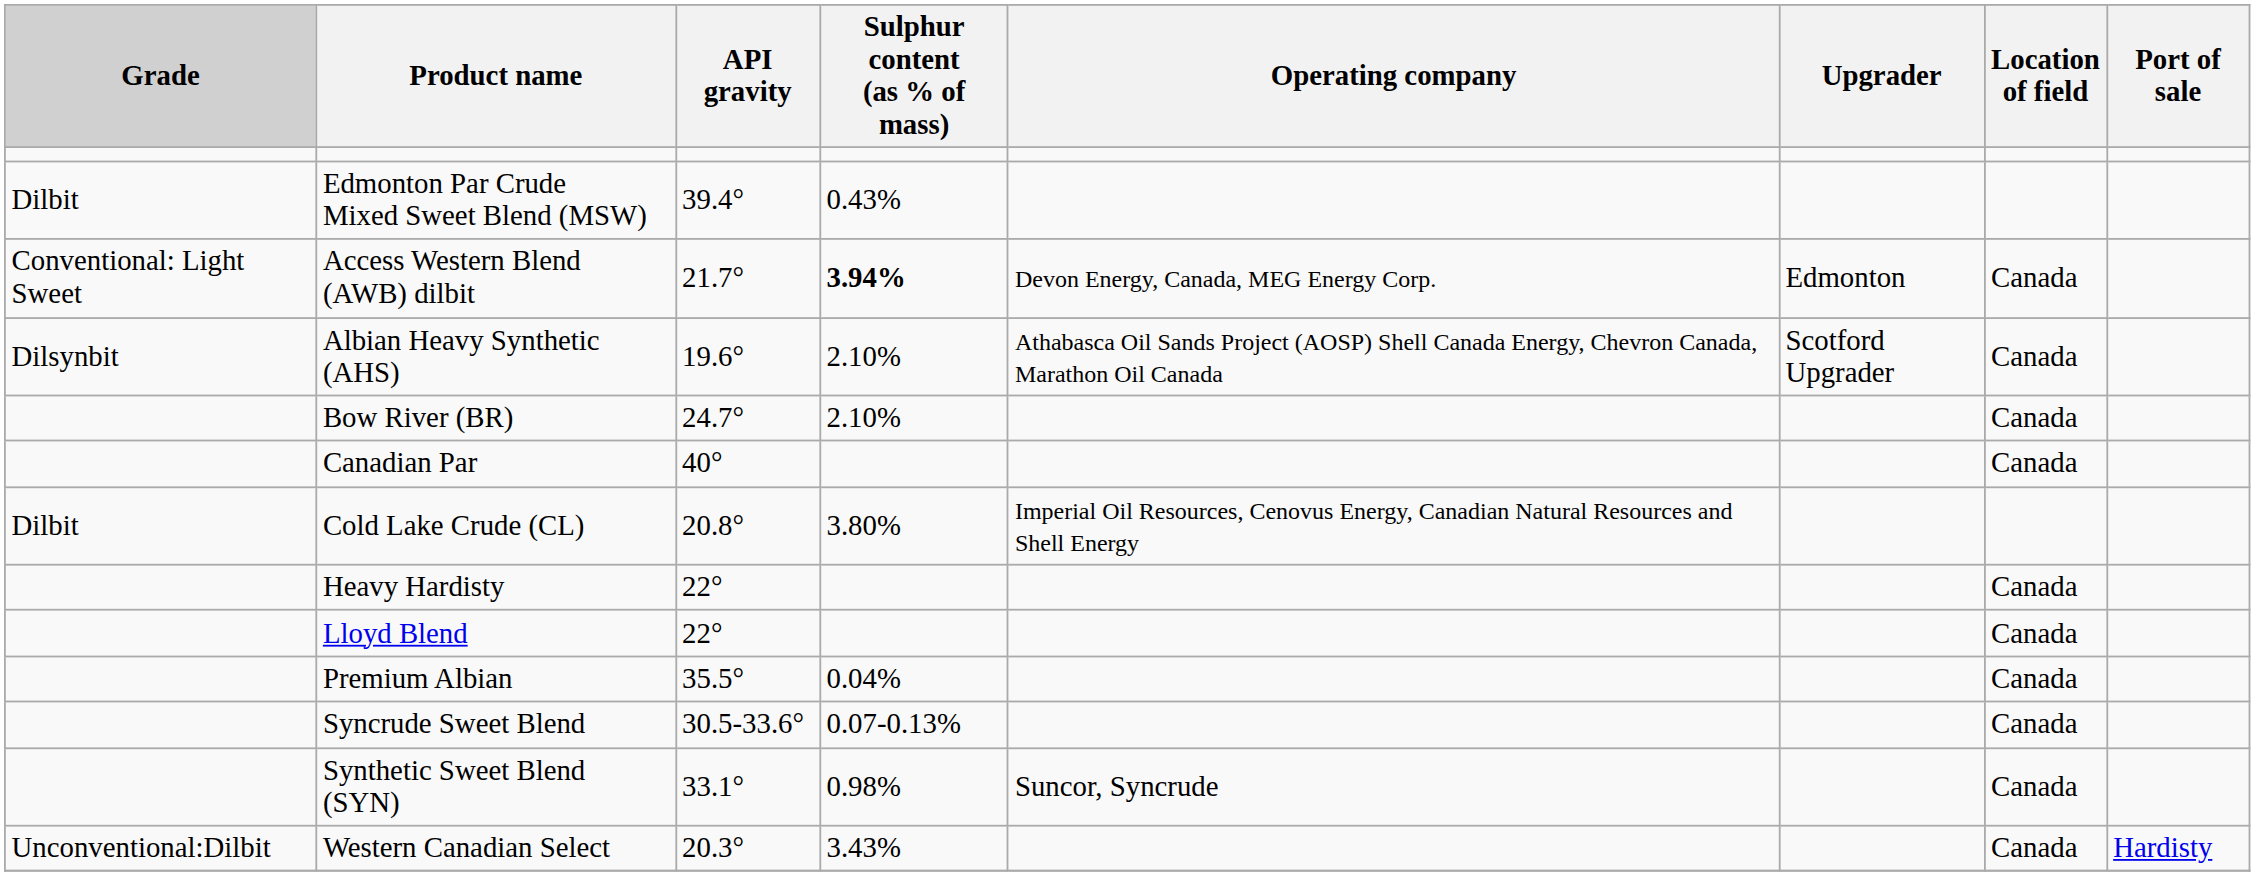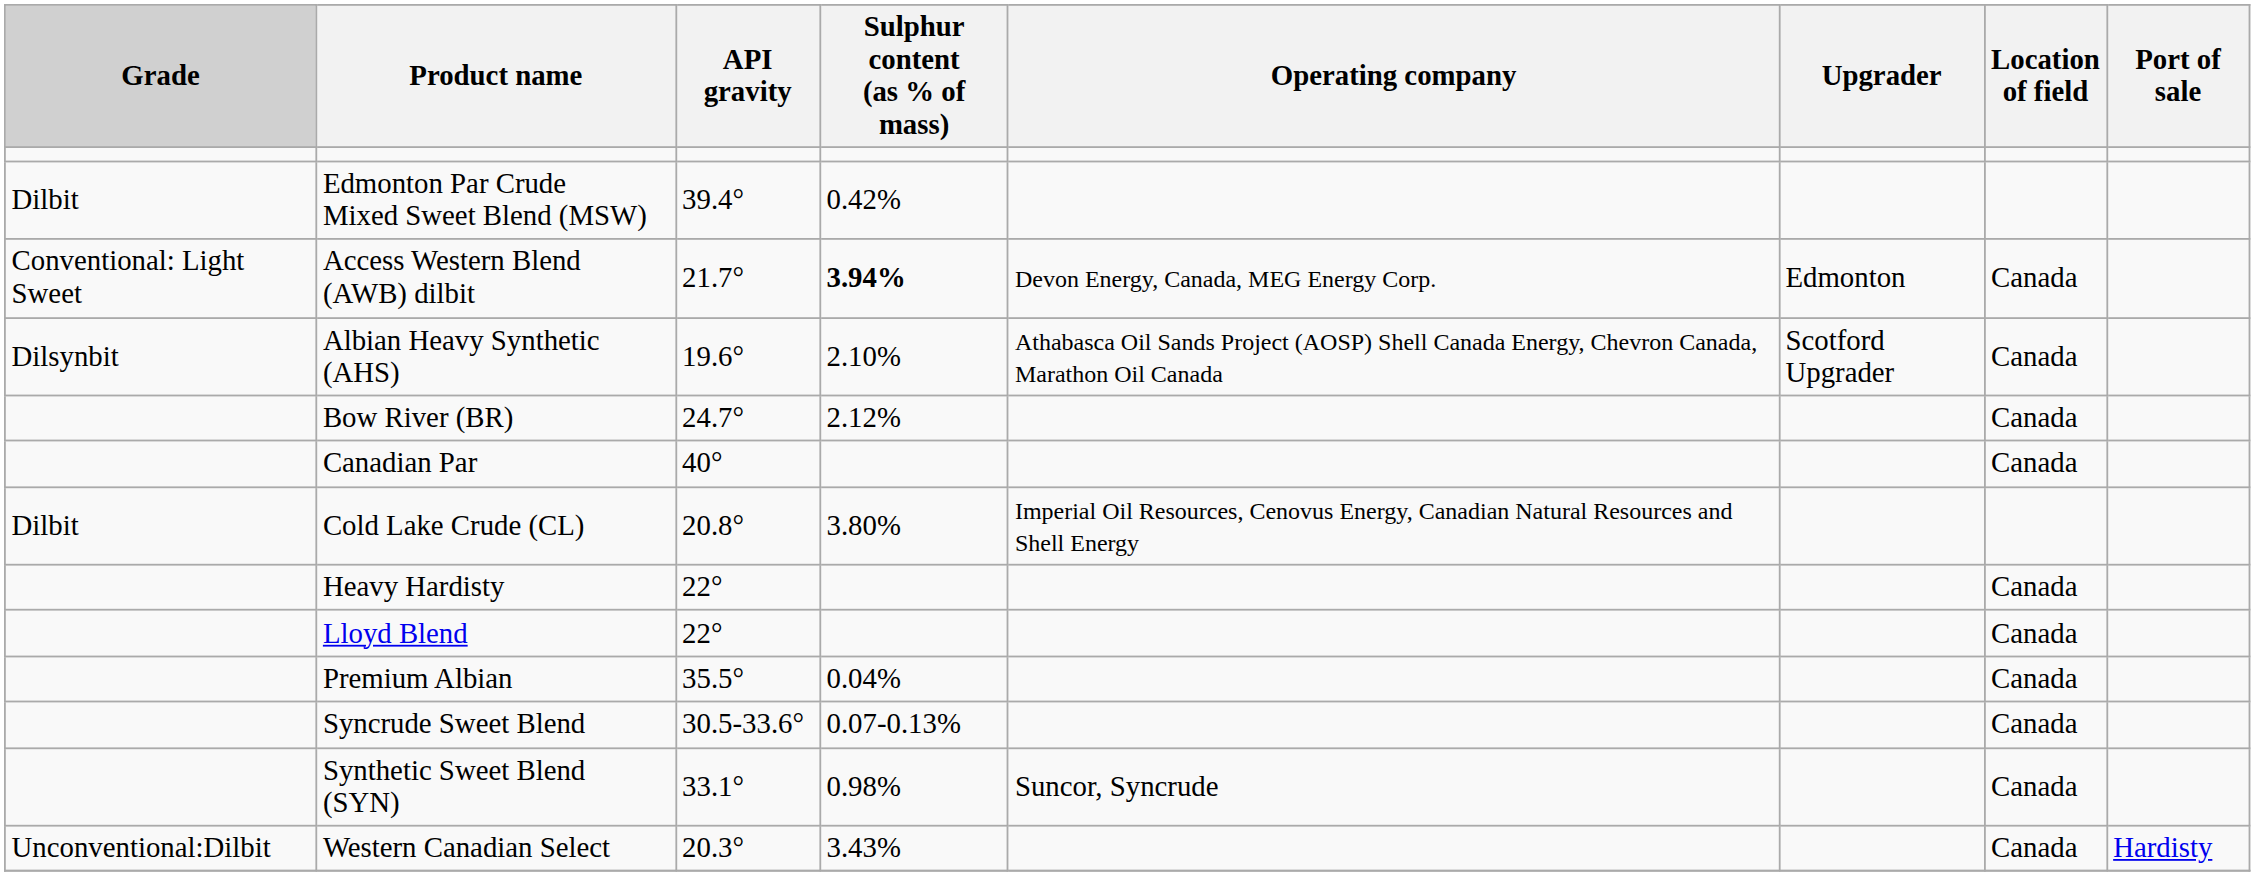(864, 199) 0.43% -> (864, 199) 0.42%
(864, 417) 2.10% -> (864, 417) 2.12%
